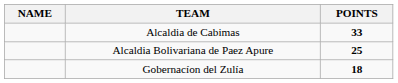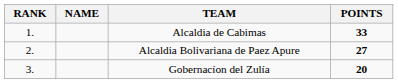+ column: (30, 14)
(357, 51) 25 -> (362, 51) 27
(357, 69) 18 -> (362, 69) 20
